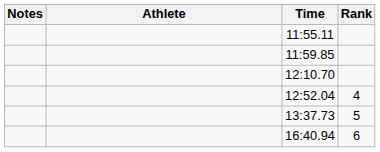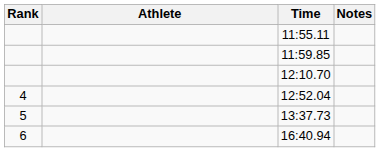columns swapped: (356, 14) <-> (25, 14)
